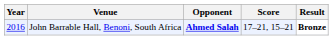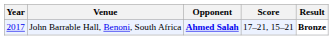(16, 27) 2016 -> (16, 27) 2017
